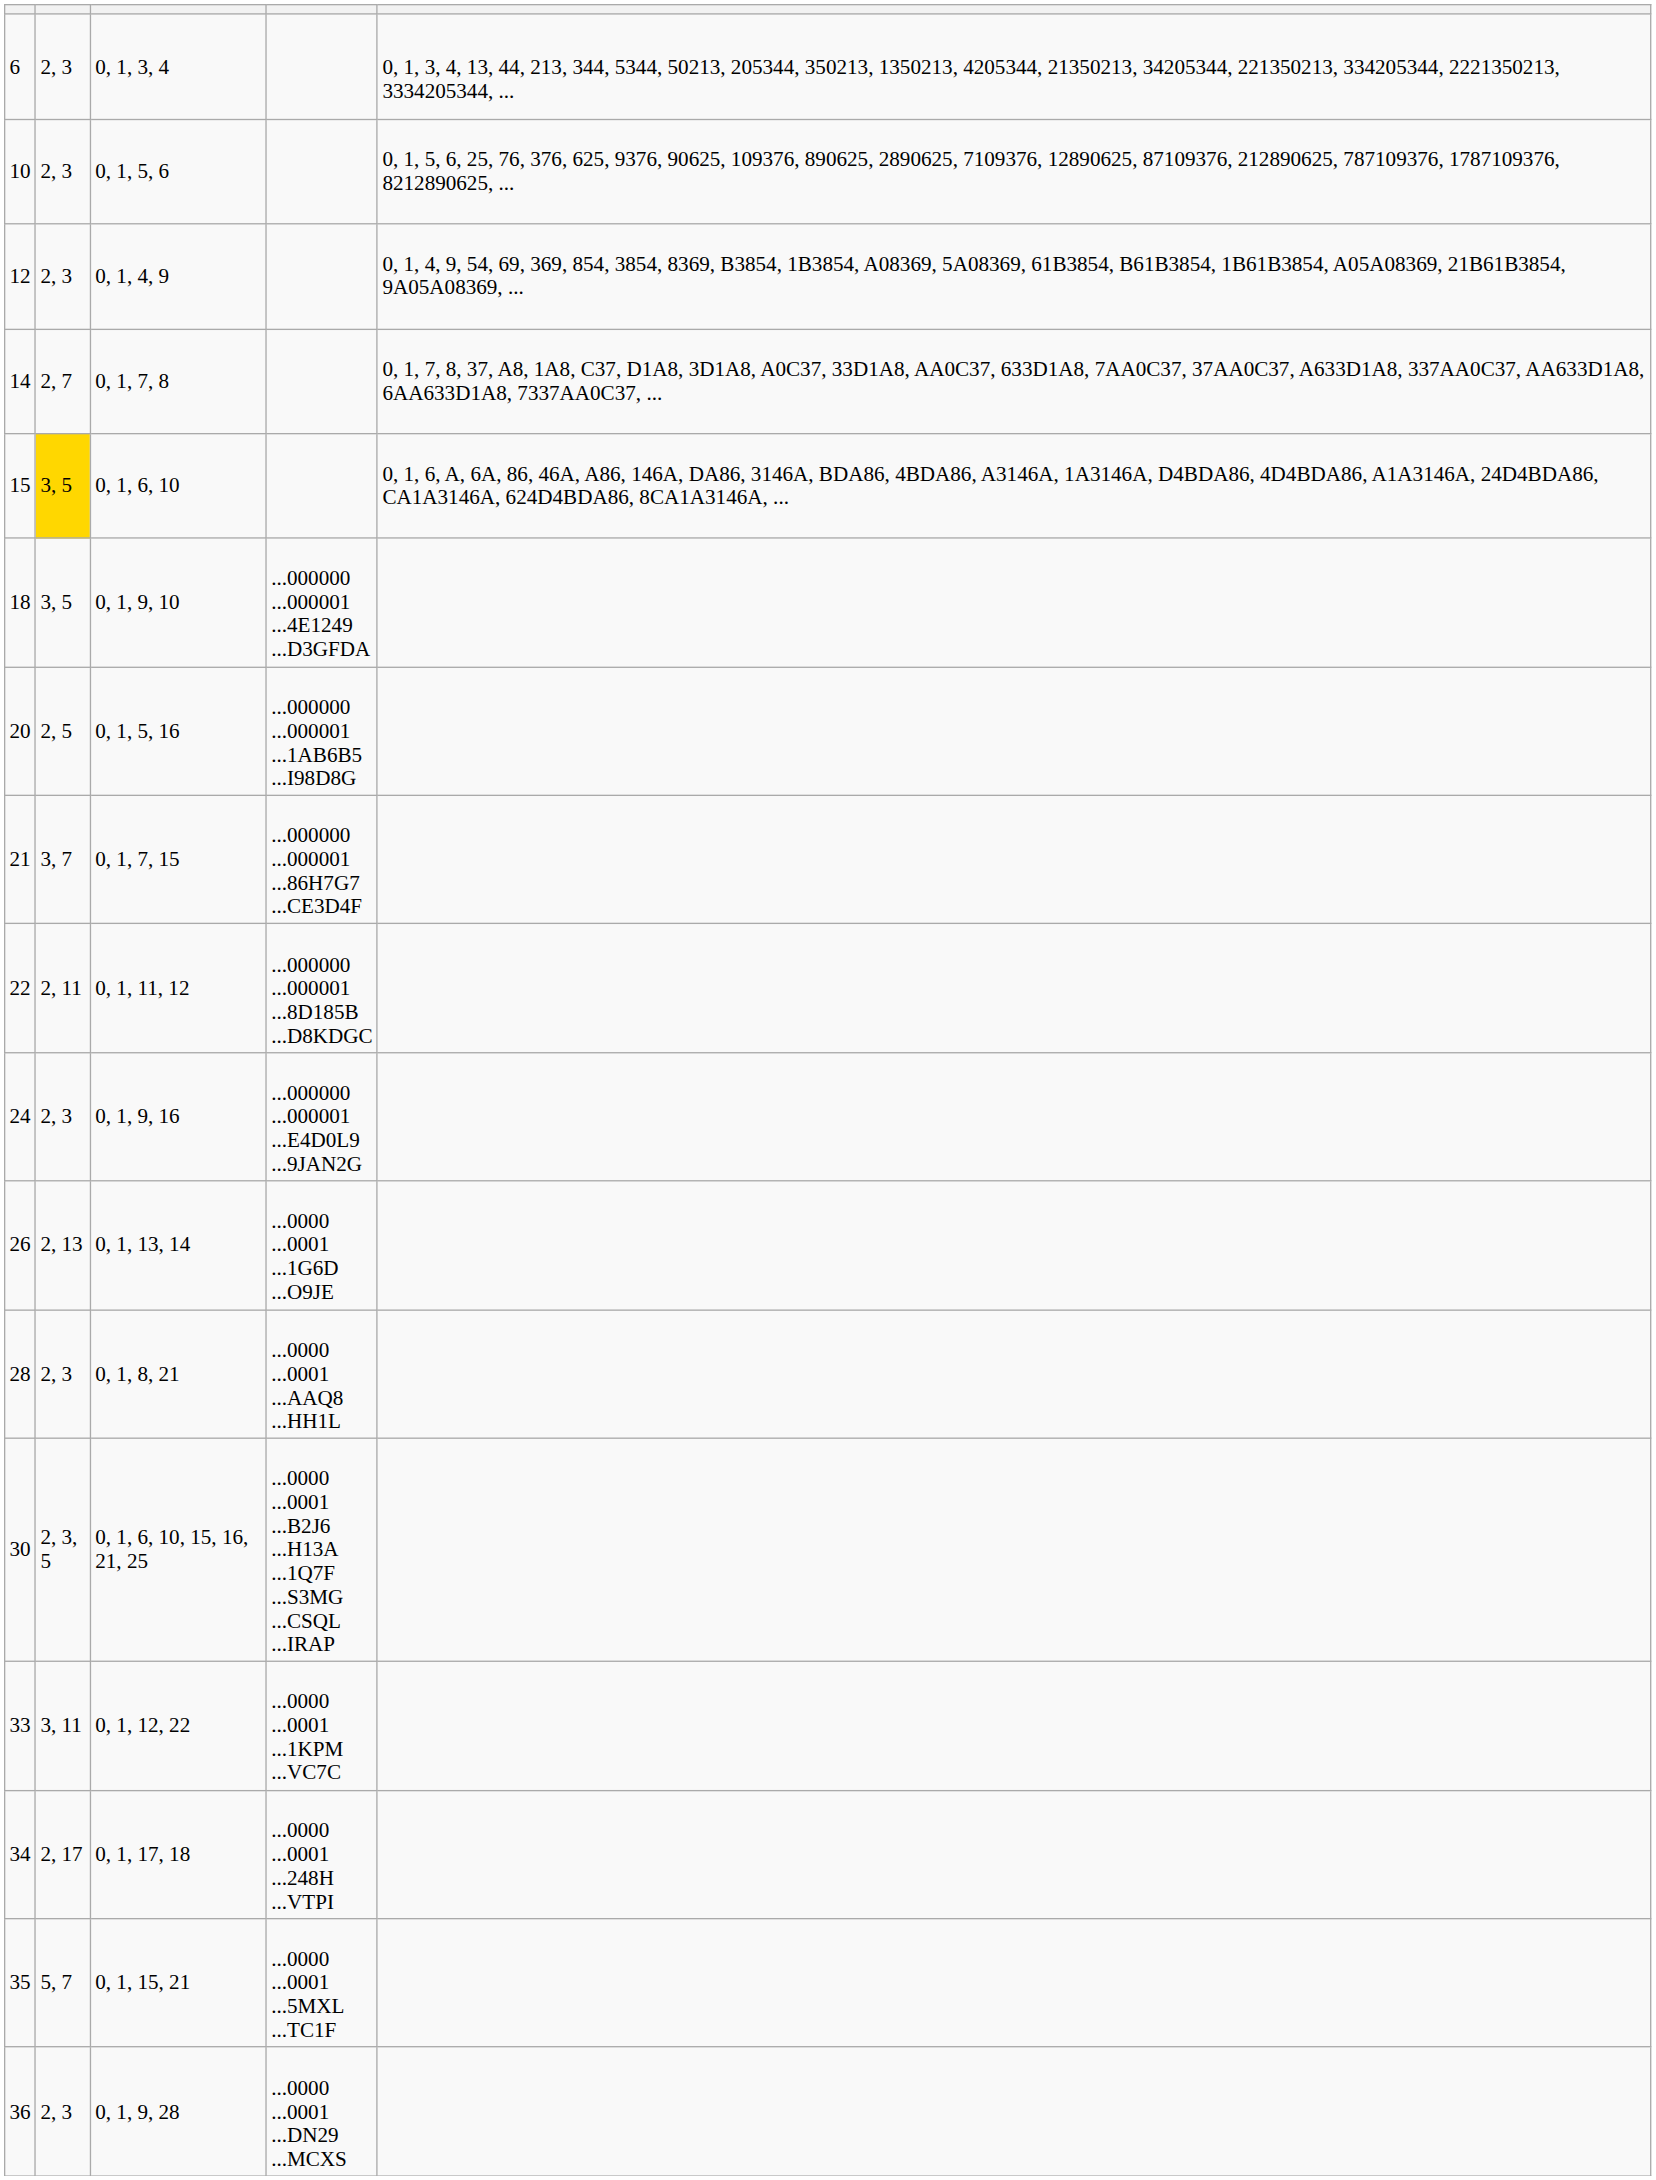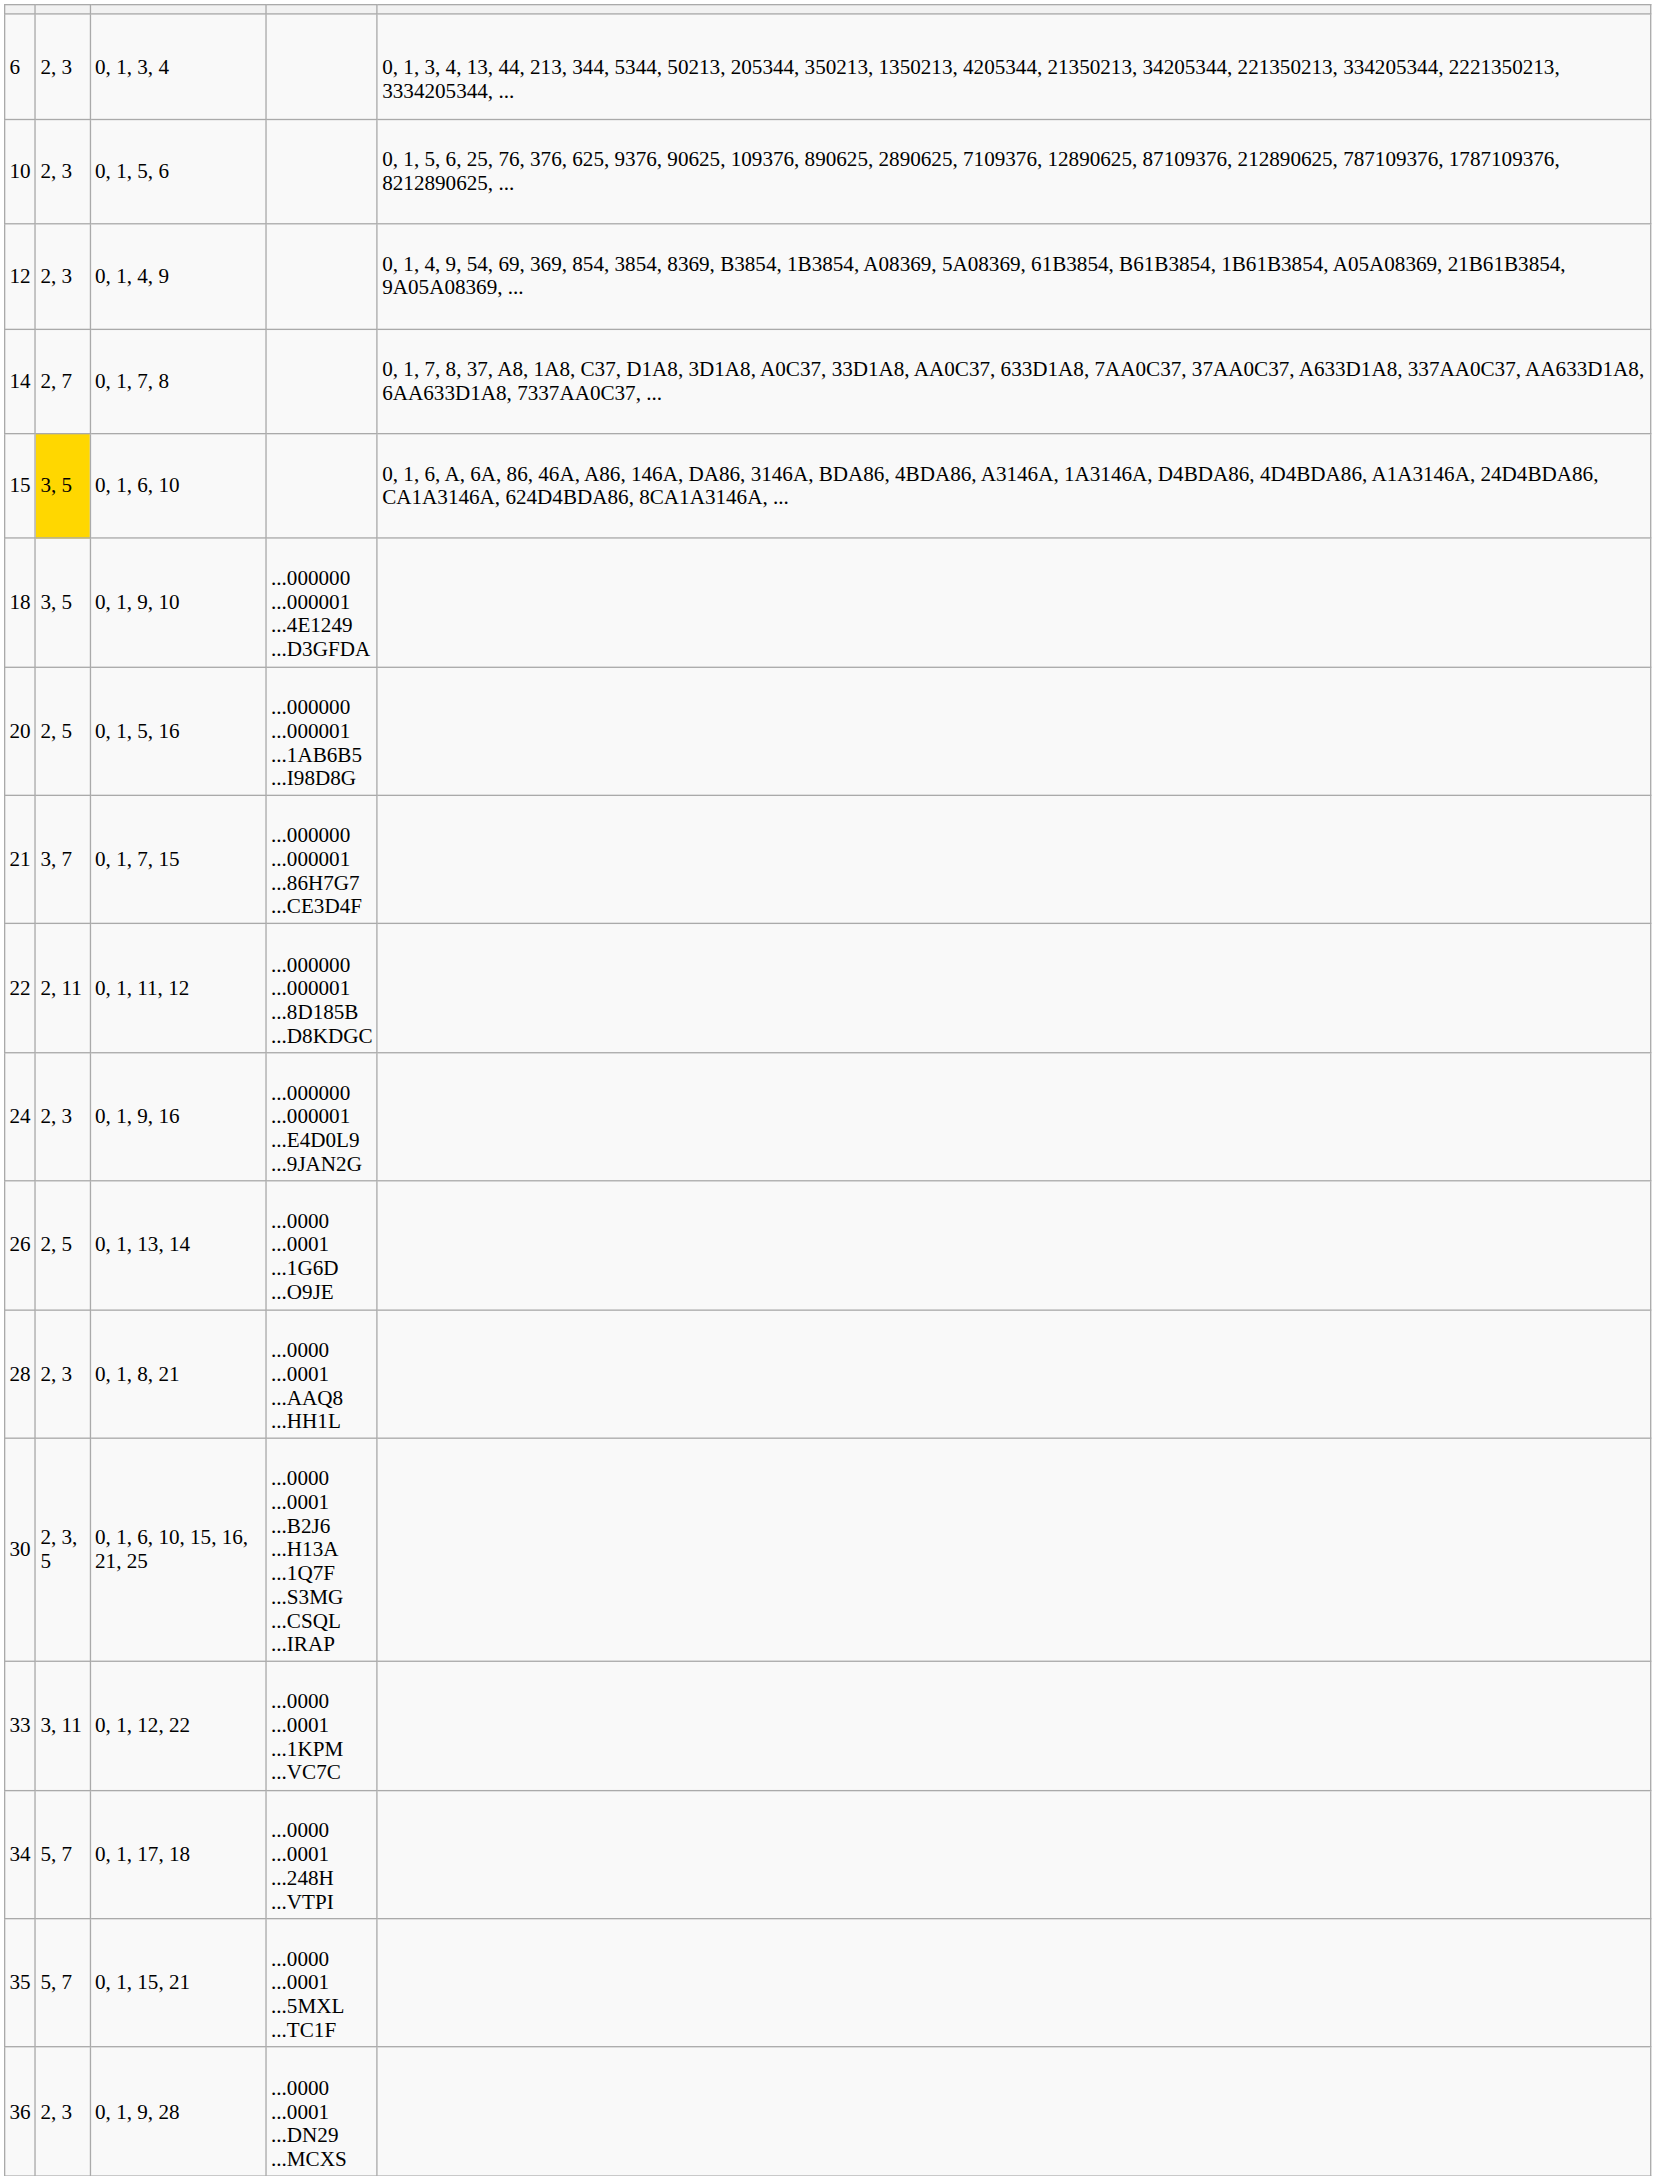(62, 1245) 2, 13 -> (56, 1245) 2, 5
(62, 1854) 2, 17 -> (56, 1854) 5, 7
